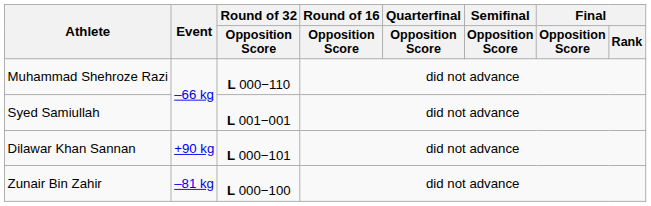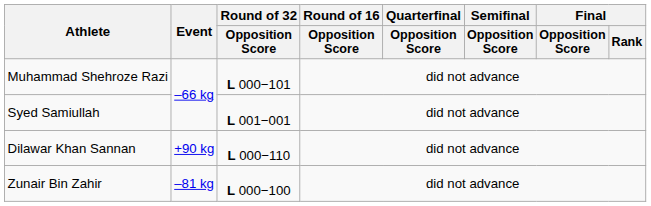(259, 85) L 000−110 -> (259, 85) L 000−101
(259, 156) L 000−101 -> (259, 156) L 000−110
